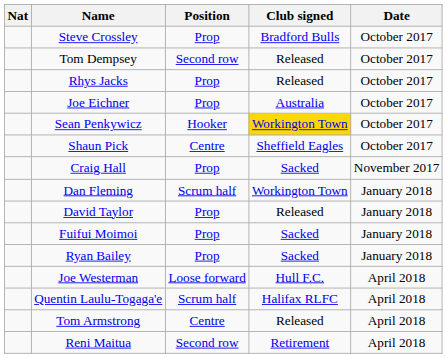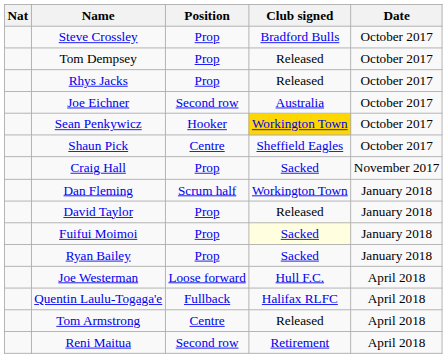(207, 59) Second row -> (207, 59) Prop
(207, 102) Prop -> (207, 102) Second row
(300, 233) no background -> (300, 233) lightyellow background
(207, 299) Scrum half -> (207, 299) Fullback
